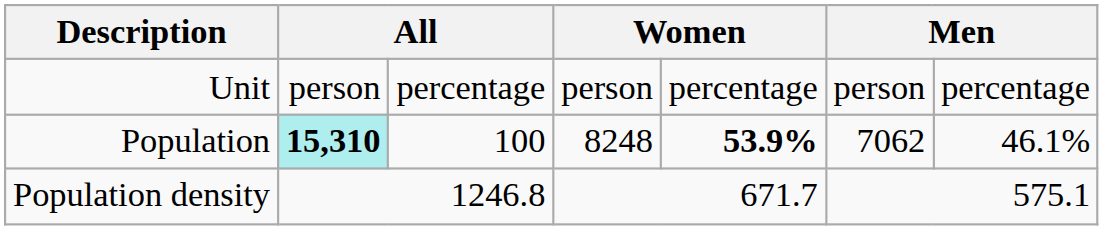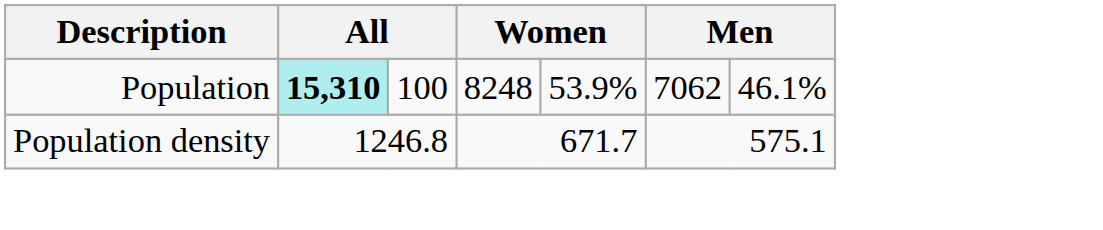- row: (239, 86)
(770, 140) bold -> (593, 86) normal
